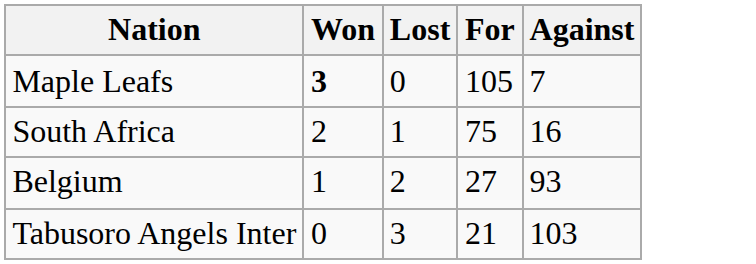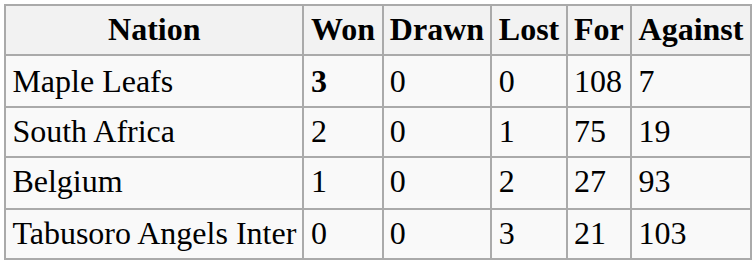+ column: (437, 29)
(489, 80) 105 -> (598, 80) 108
(546, 131) 16 -> (655, 131) 19
